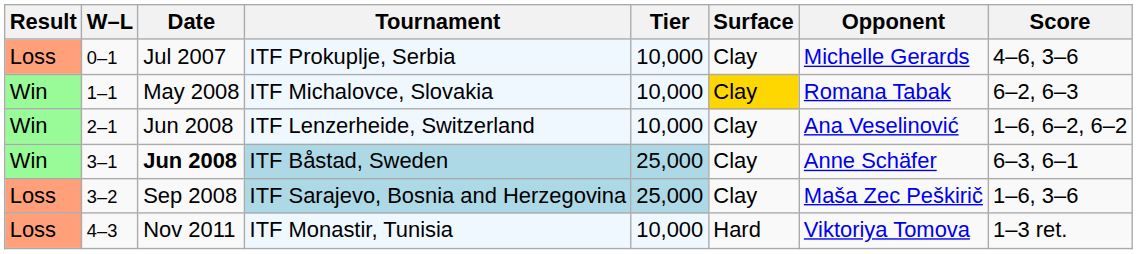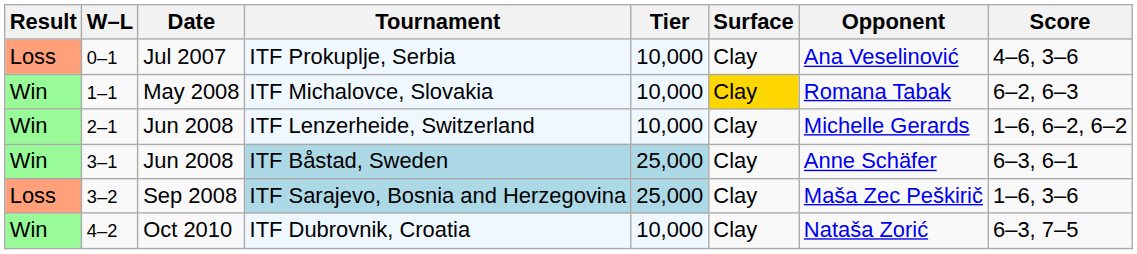(887, 56) Michelle Gerards -> (881, 56) Ana Veselinović
(881, 126) Ana Veselinović -> (887, 126) Michelle Gerards
(190, 160) bold -> (188, 160) normal
+ row: (360, 230)
- row: (351, 230)
